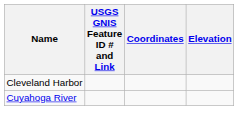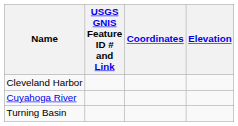+ row: (36, 113)
